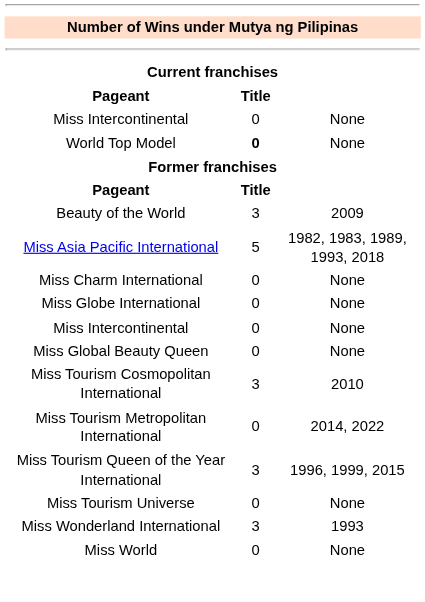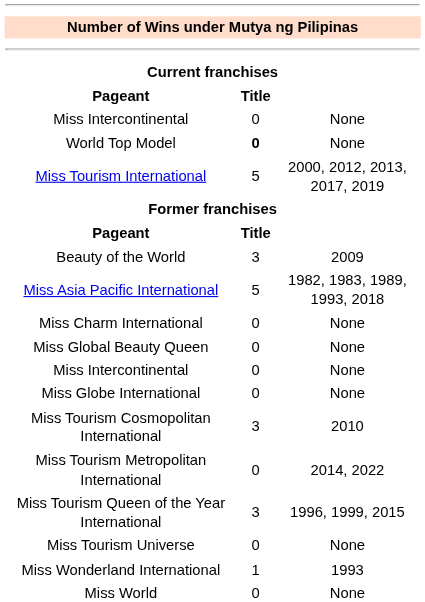+ row: (121, 176)
rows swapped: (121, 351) <-> (121, 304)
(256, 526) 3 -> (256, 569) 1
